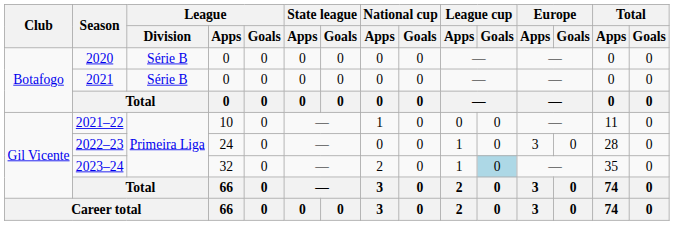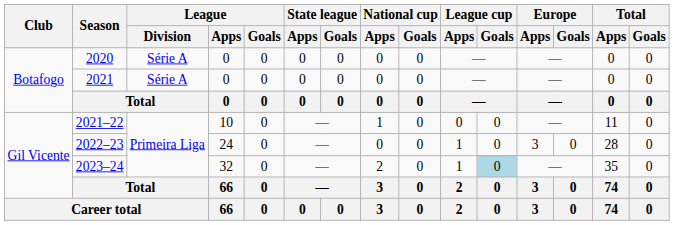(167, 58) Série B -> (167, 58) Série A
(167, 79) Série B -> (167, 79) Série A
